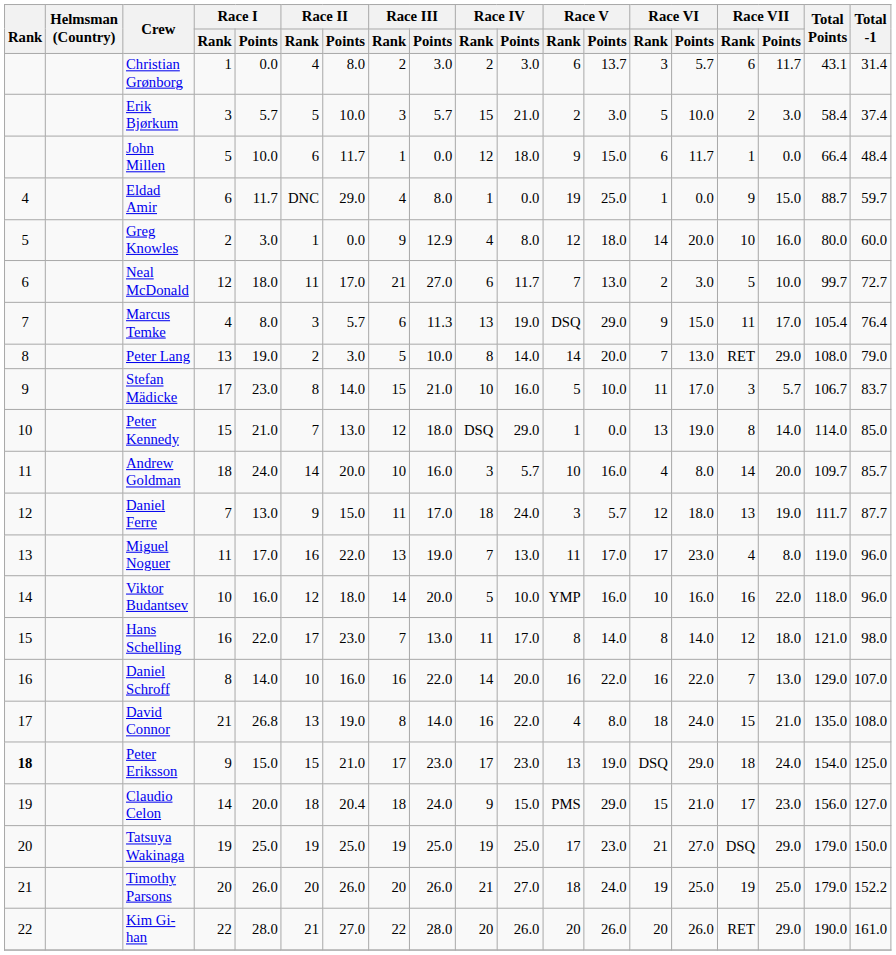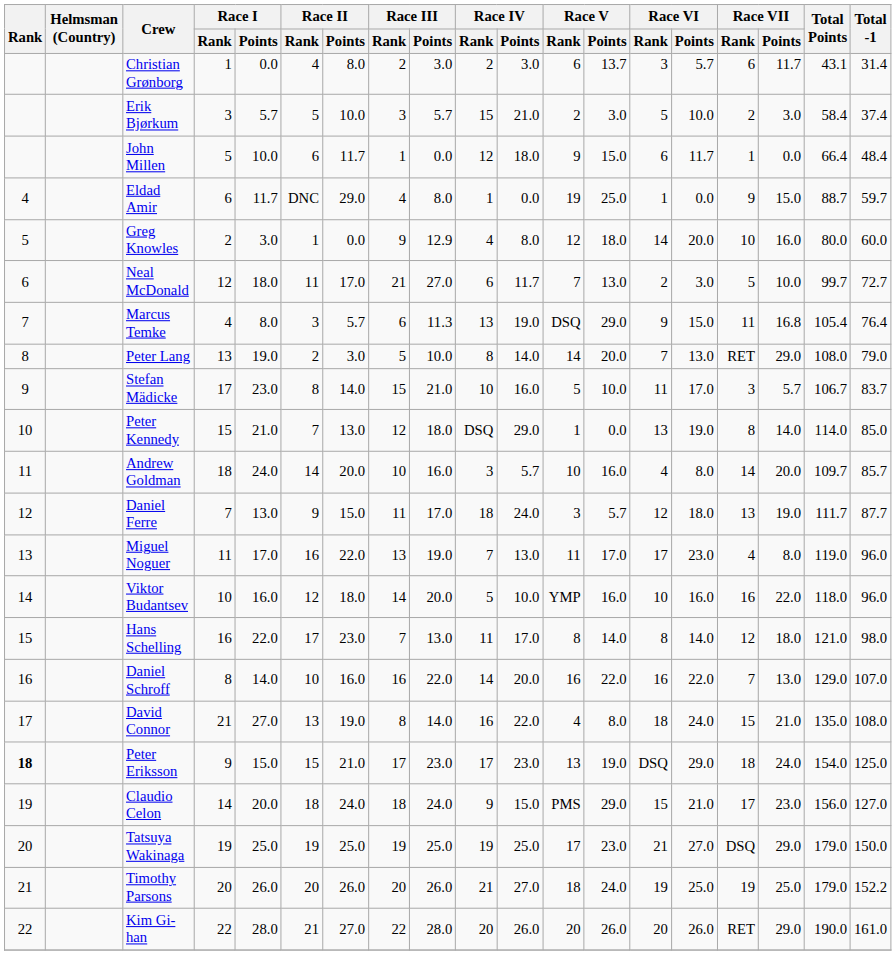(788, 323) 17.0 -> (788, 323) 16.8
(265, 721) 26.8 -> (265, 721) 27.0
(352, 804) 20.4 -> (352, 804) 24.0
